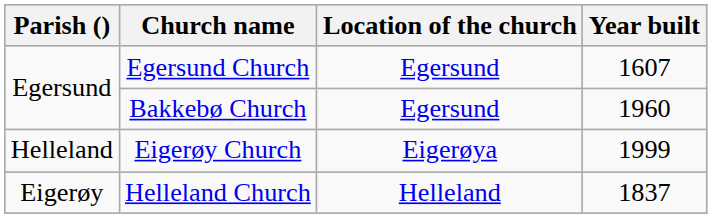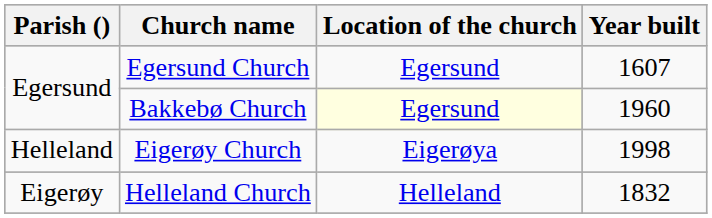(450, 108) no background -> (450, 108) lightyellow background
(644, 150) 1999 -> (644, 150) 1998
(644, 191) 1837 -> (644, 191) 1832
